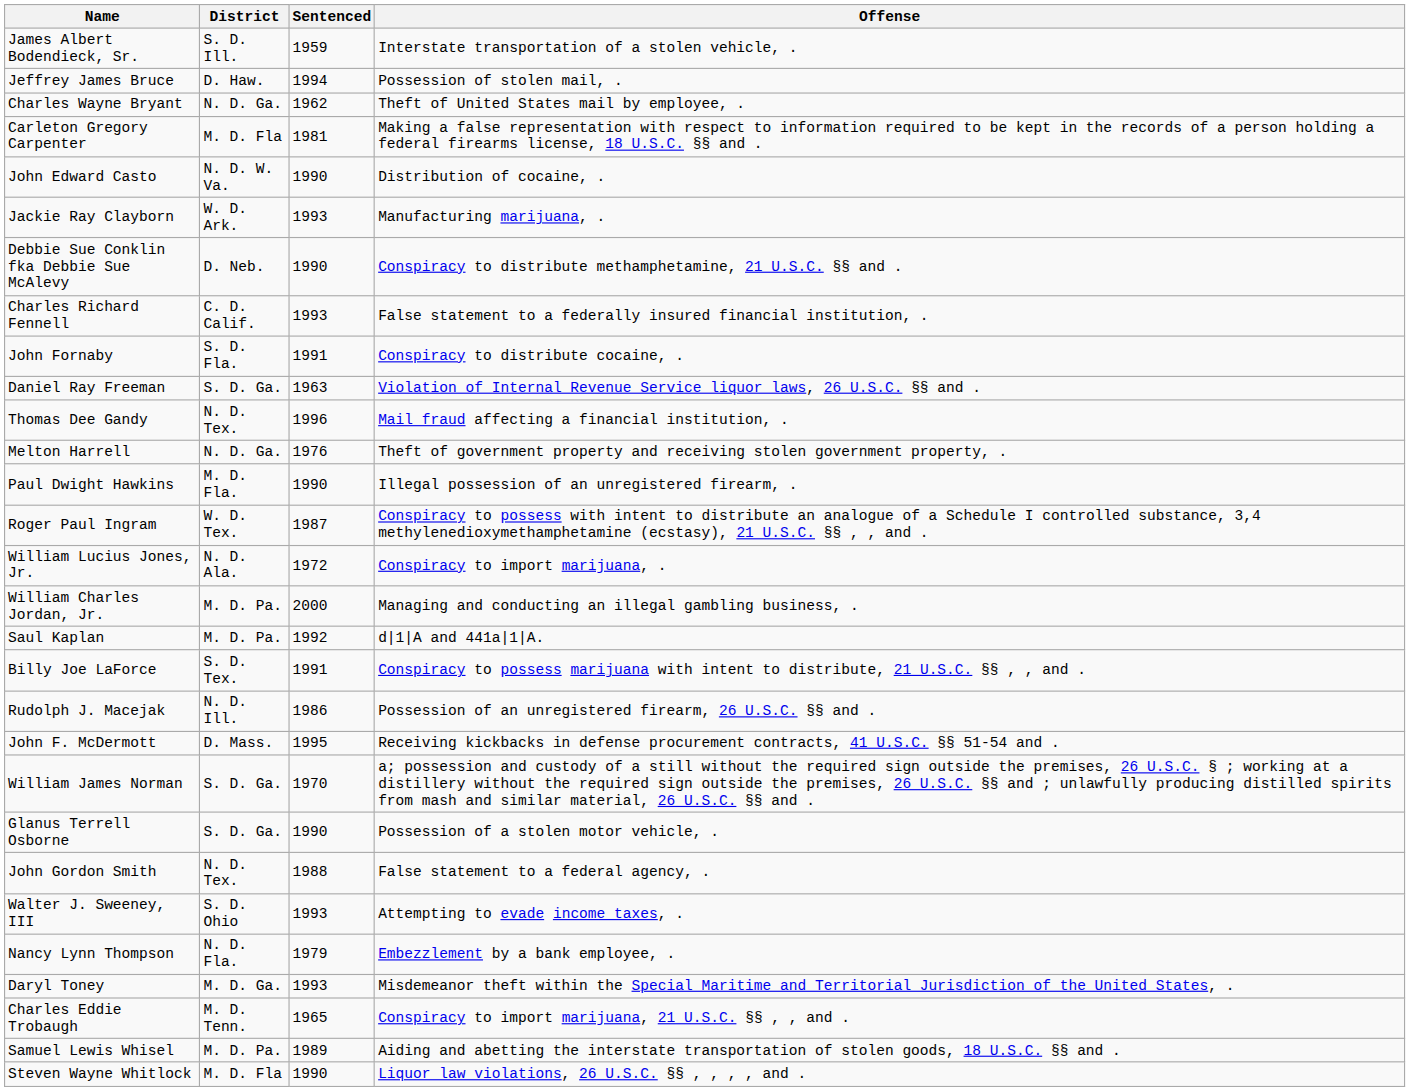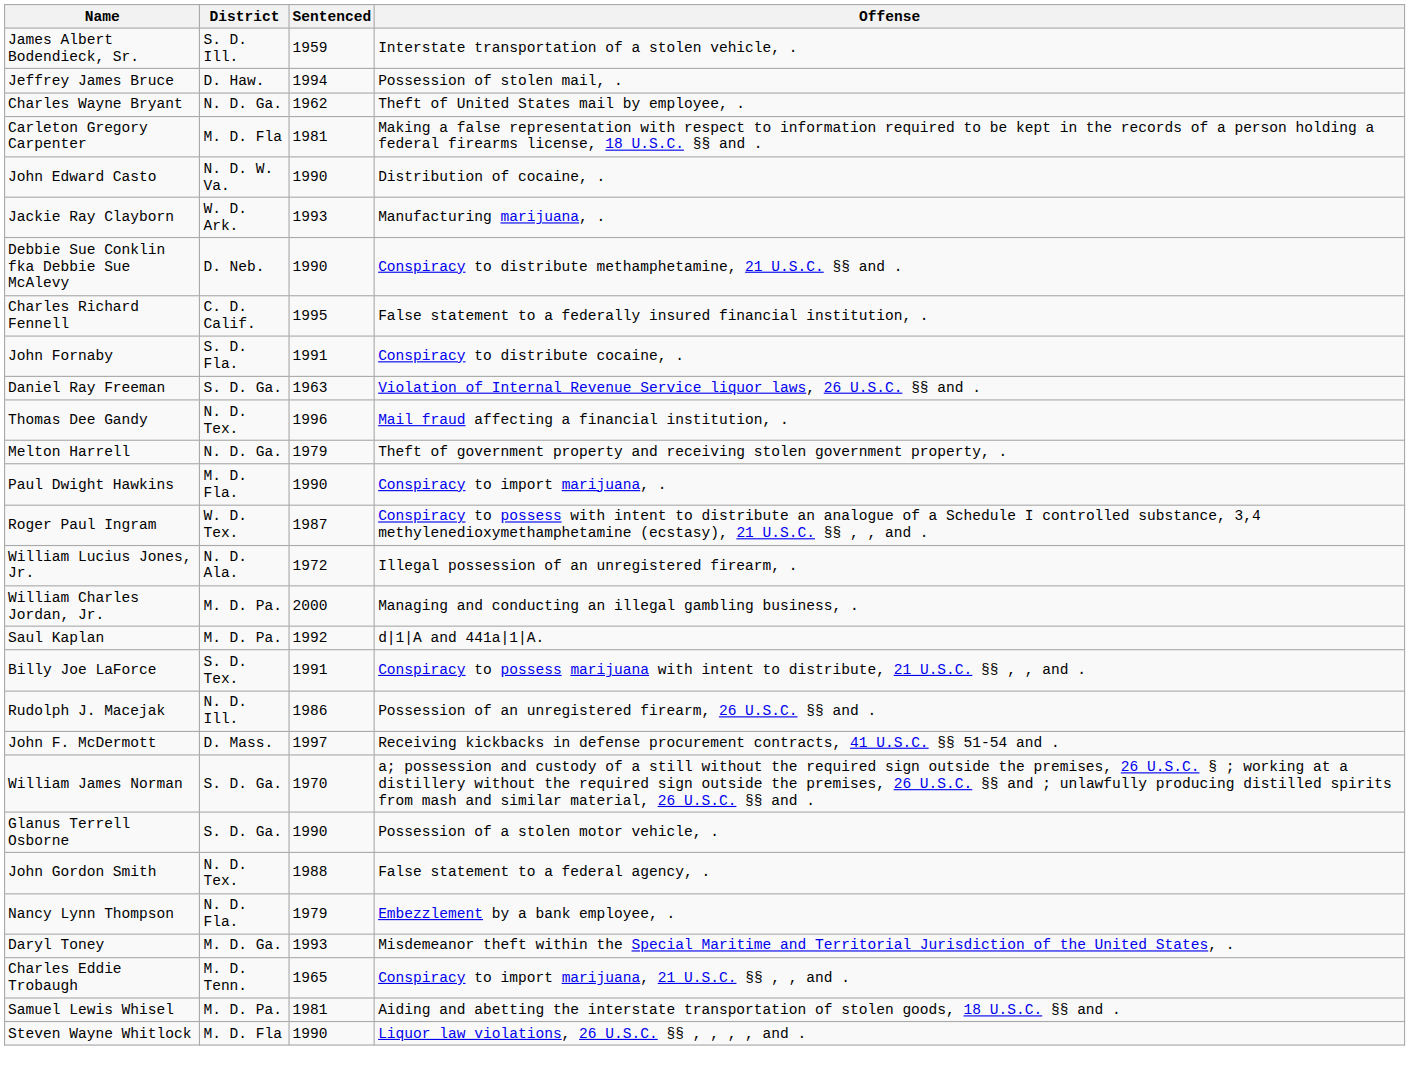(310, 315) 1993 -> (310, 315) 1995
(310, 452) 1976 -> (310, 452) 1979
(588, 485) Illegal possession of an unregistered firearm, . -> (522, 485) Conspiracy to import marijuana, .
(522, 566) Conspiracy to import marijuana, . -> (588, 566) Illegal possession of an unregistered firearm, .
(310, 743) 1995 -> (310, 743) 1997
- row: (87, 914)
(310, 1050) 1989 -> (310, 1010) 1981
